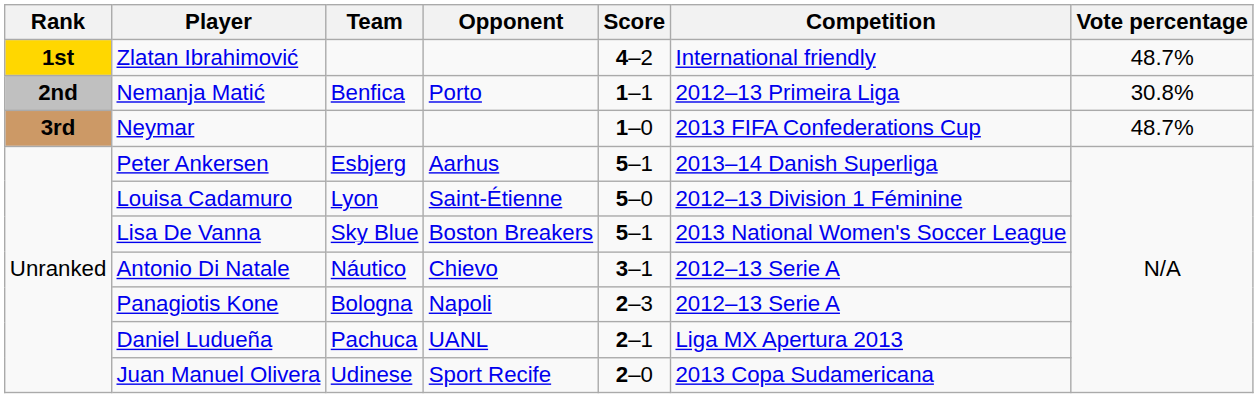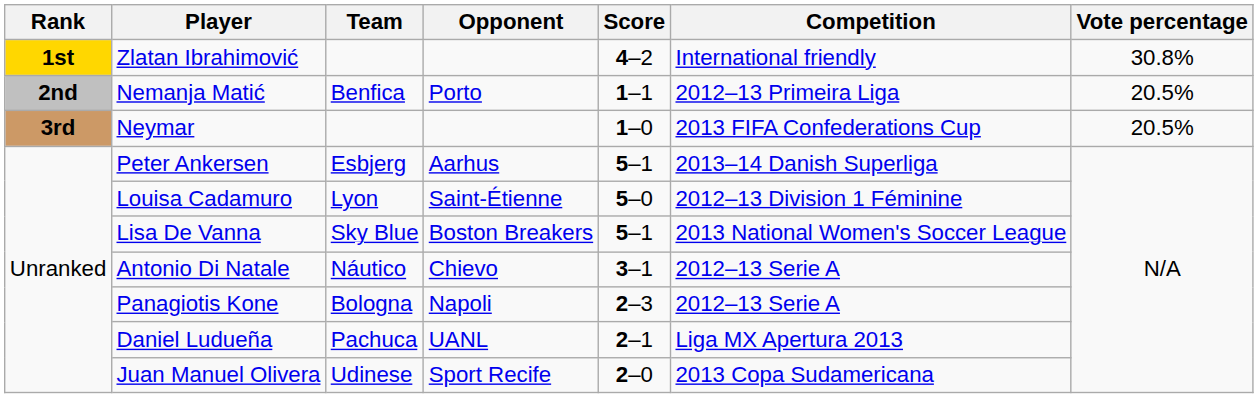(1162, 57) 48.7% -> (1162, 57) 30.8%
(1162, 92) 30.8% -> (1162, 92) 20.5%
(1162, 127) 48.7% -> (1162, 127) 20.5%
